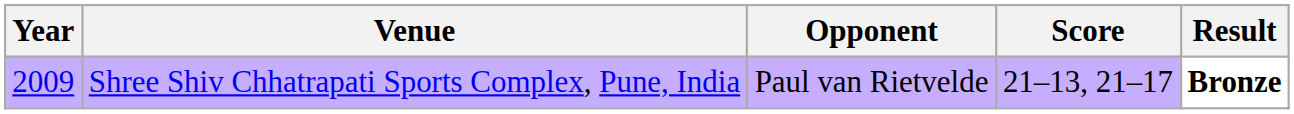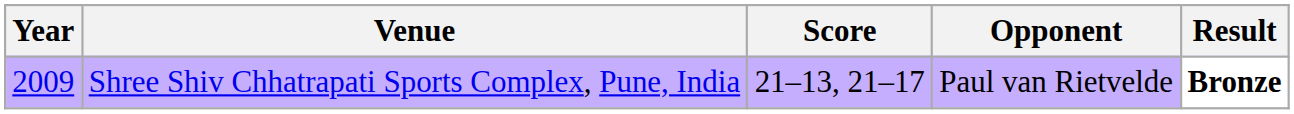columns swapped: (871, 30) <-> (1088, 30)
